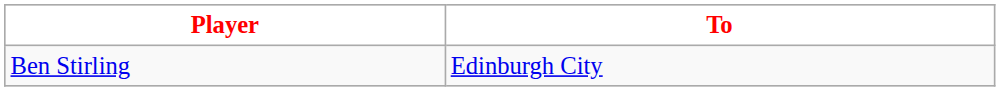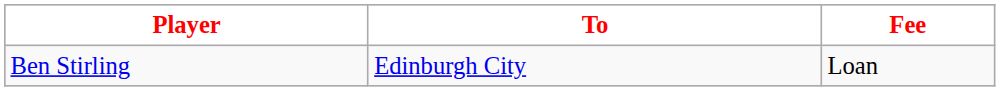+ column: (908, 24)
